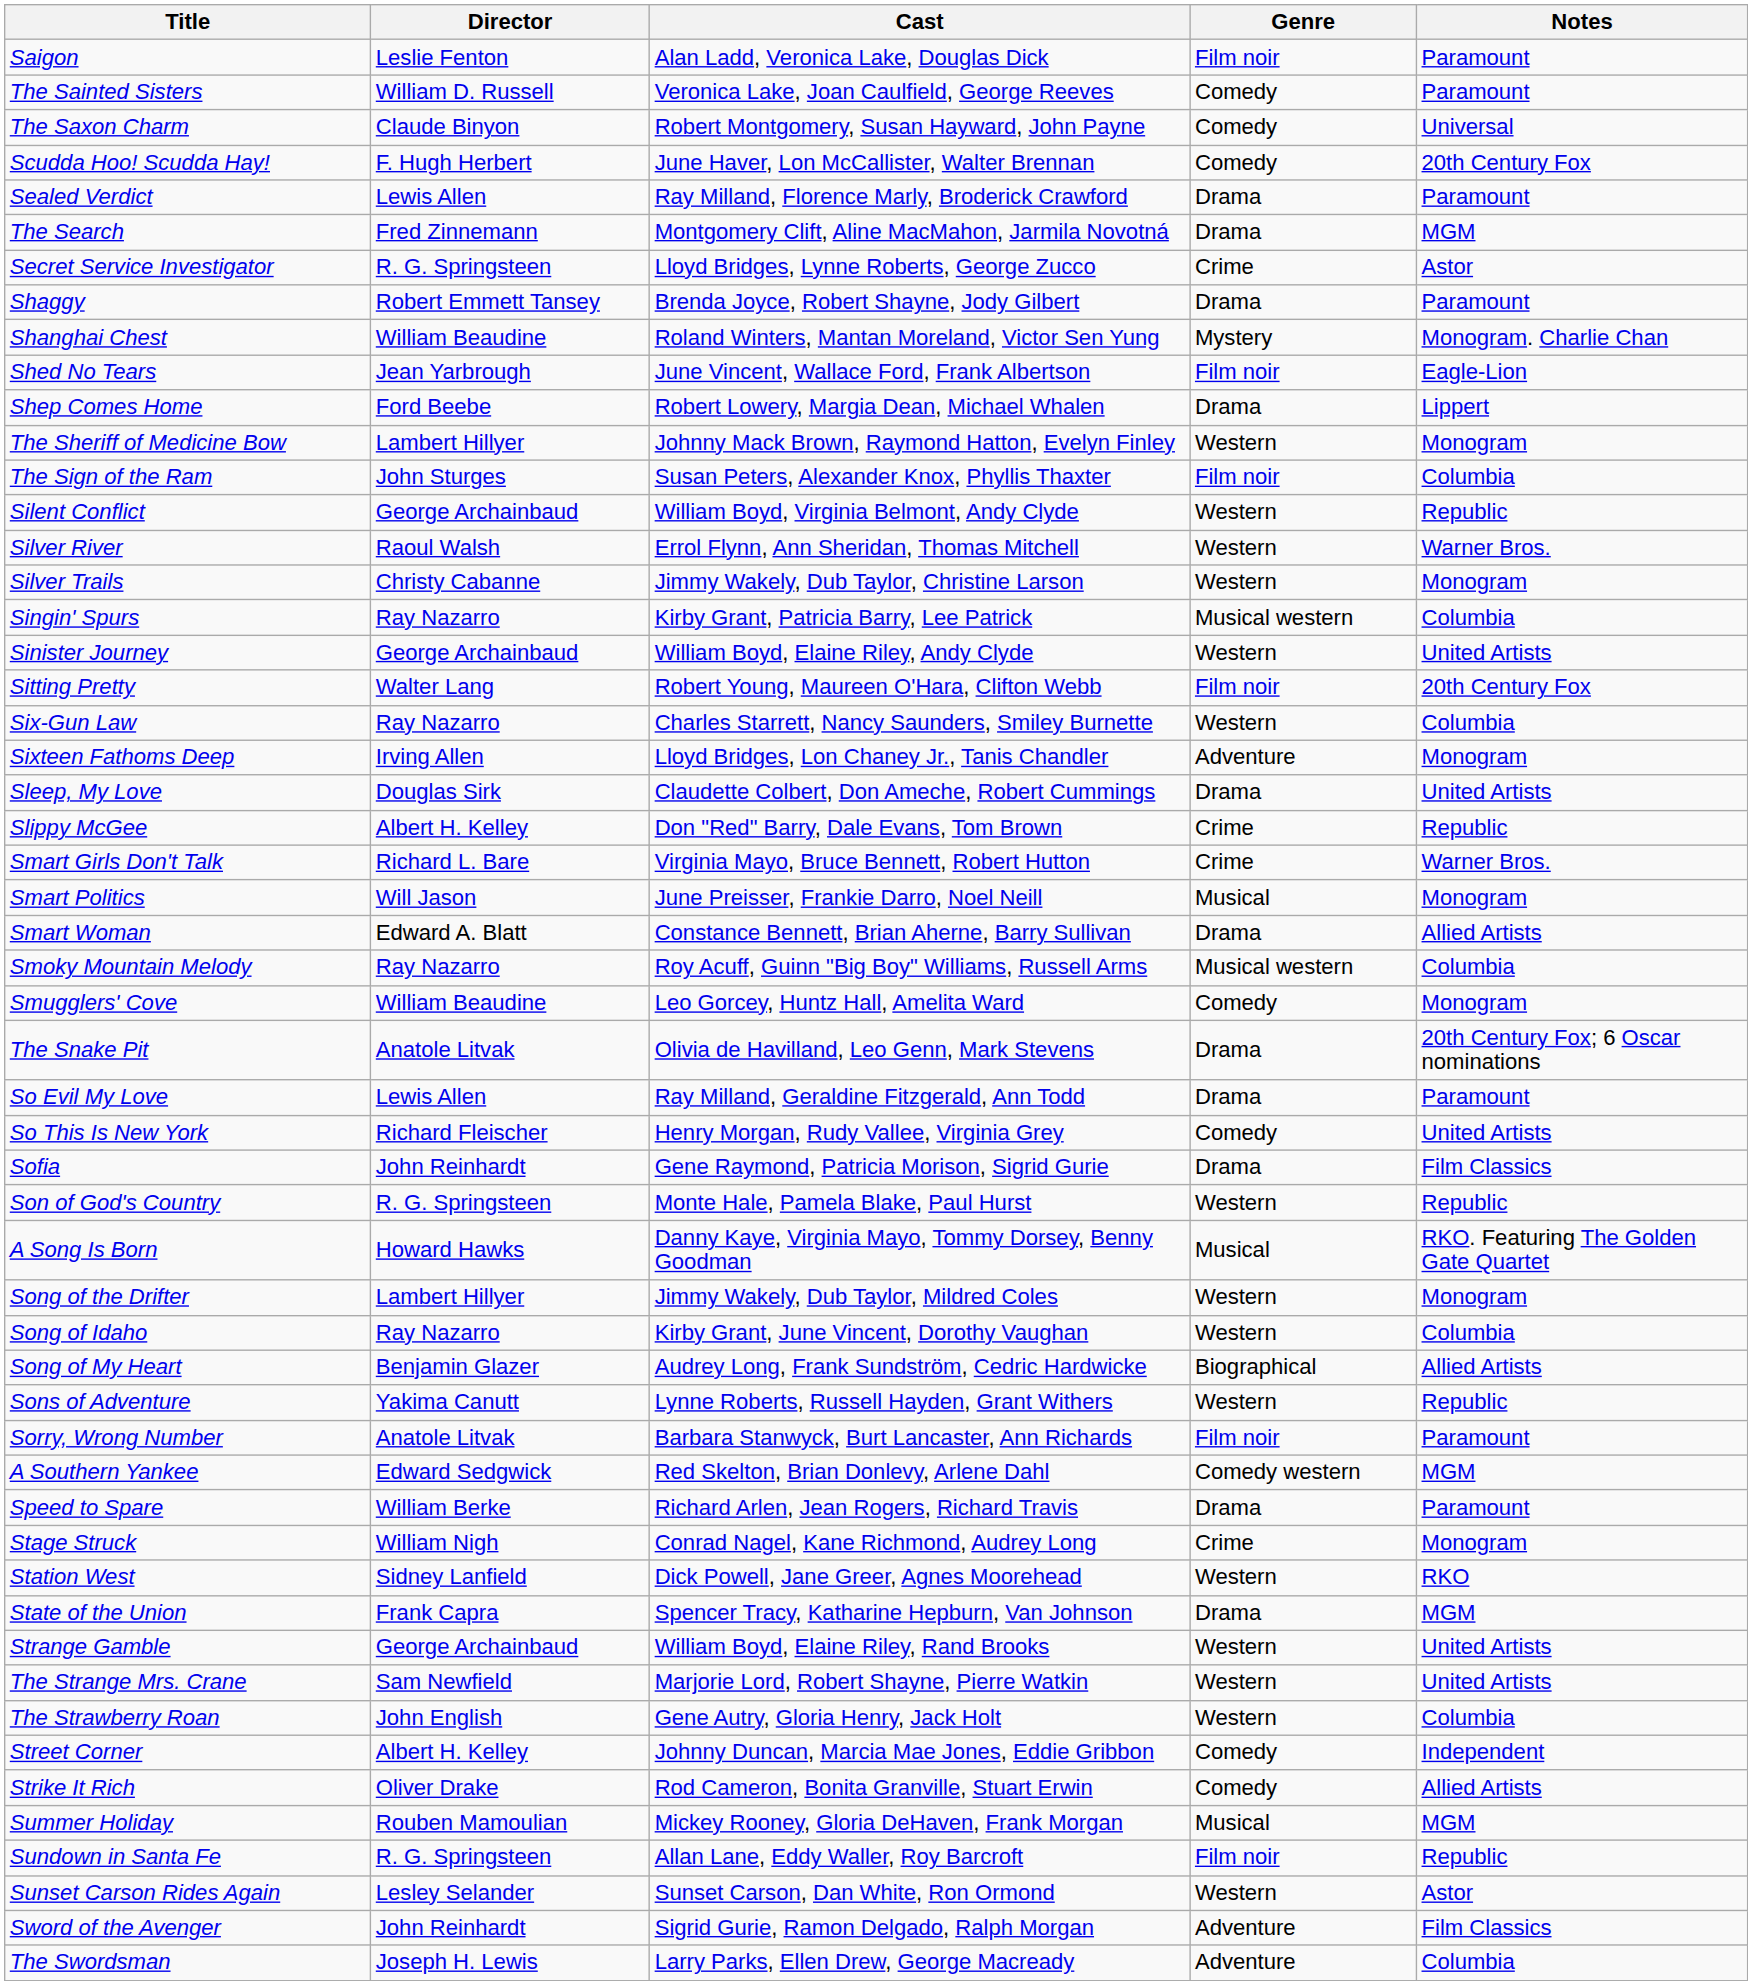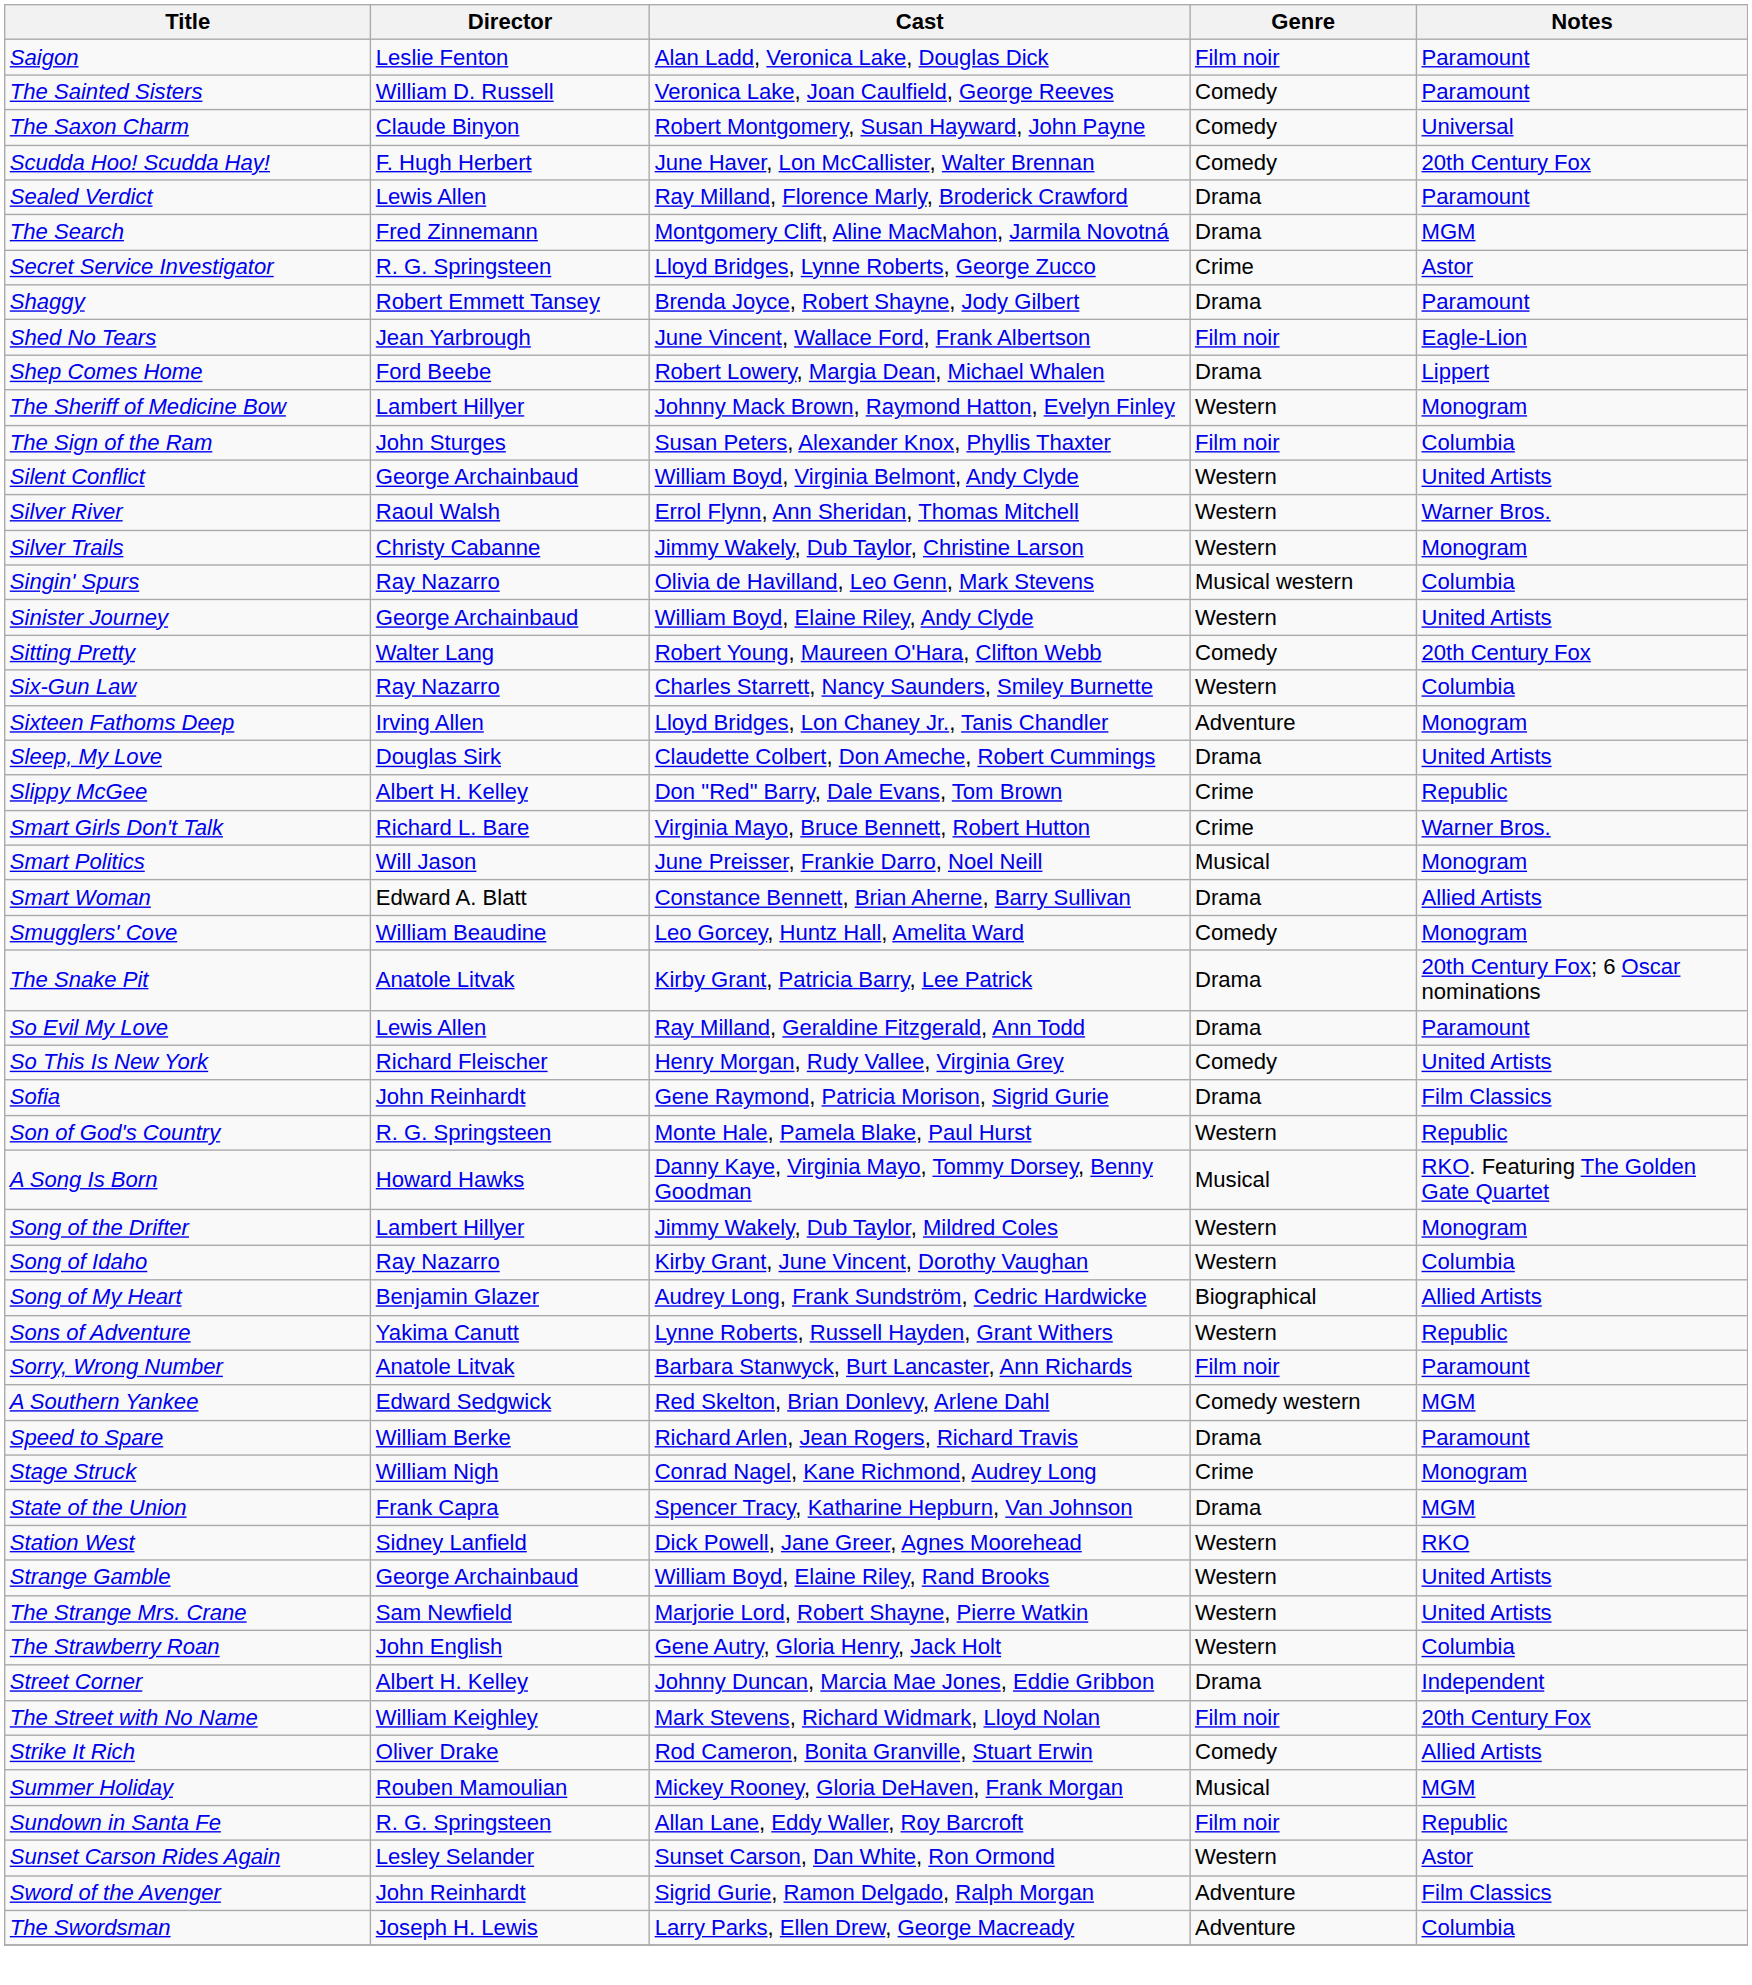- row: (88, 337)
(1464, 512) Republic -> (1487, 477) United Artists
(843, 617) Kirby Grant, Patricia Barry, Lee Patrick -> (874, 582) Olivia de Havilland, Leo Genn, Mark Stevens
(1237, 687) Film noir -> (1236, 652) Comedy
- row: (131, 967)
(874, 1049) Olivia de Havilland, Leo Genn, Mark Stevens -> (843, 979) Kirby Grant, Patricia Barry, Lee Patrick
rows swapped: (98, 1612) <-> (72, 1577)
(1236, 1752) Comedy -> (1228, 1682) Drama
+ row: (134, 1717)
